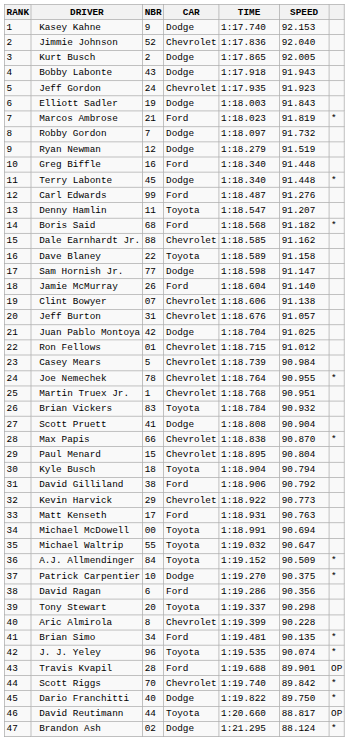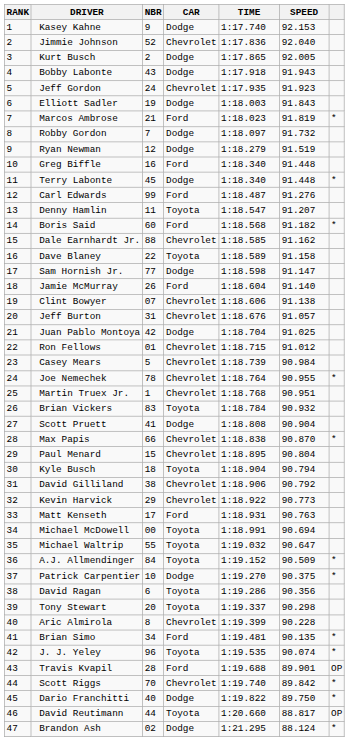(150, 226) 68 -> (150, 226) 60
(177, 485) Ford -> (191, 485) Chevrolet
(177, 592) Ford -> (183, 592) Toyota
